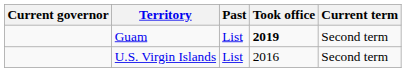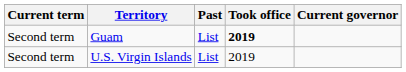columns swapped: (58, 15) <-> (360, 15)
(266, 57) 2016 -> (242, 57) 2019
